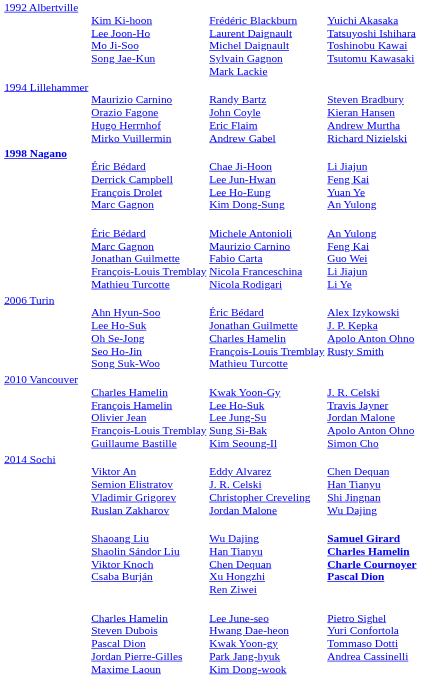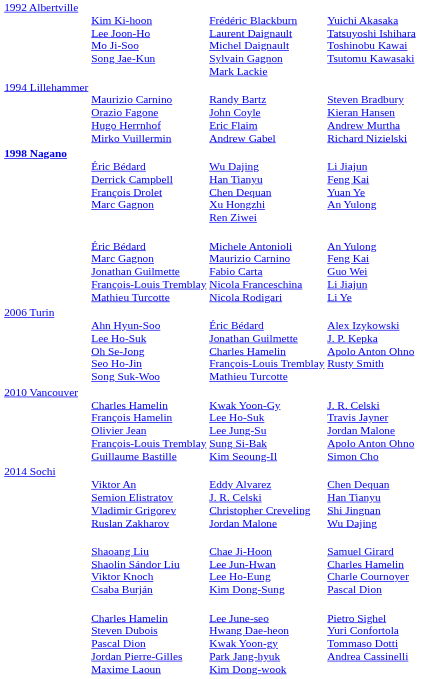(247, 185) Chae Ji-Hoon Lee Jun-Hwan Lee Ho-Eung Kim Dong-Sung -> (240, 192) Wu Dajing Han Tianyu Chen Dequan Xu Hongzhi Ren Ziwei
(240, 564) Wu Dajing Han Tianyu Chen Dequan Xu Hongzhi Ren Ziwei -> (247, 570) Chae Ji-Hoon Lee Jun-Hwan Lee Ho-Eung Kim Dong-Sung
(372, 557) bold -> (368, 570) normal
